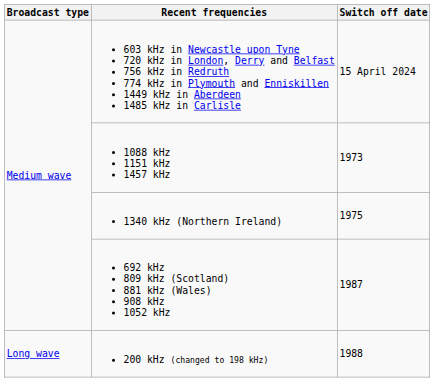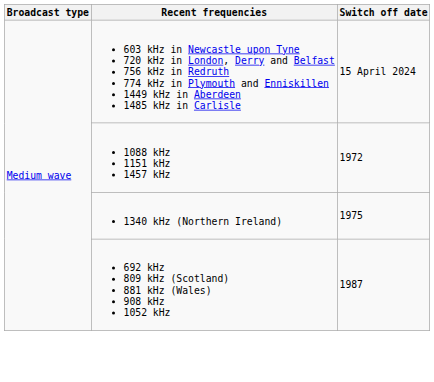(351, 158) 1973 -> (351, 158) 1972
- row: (214, 360)
